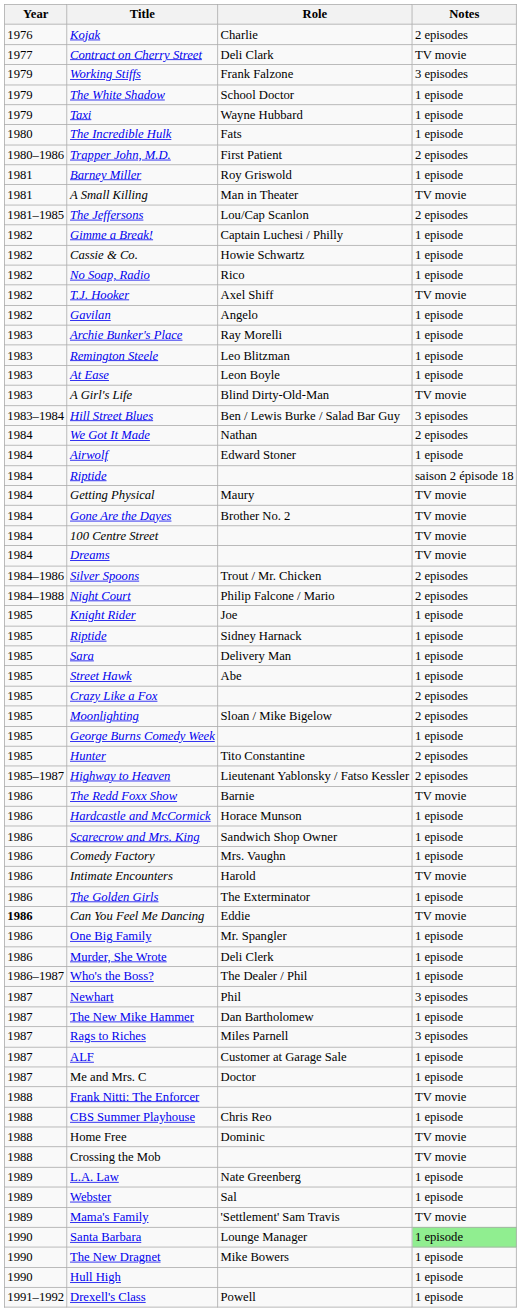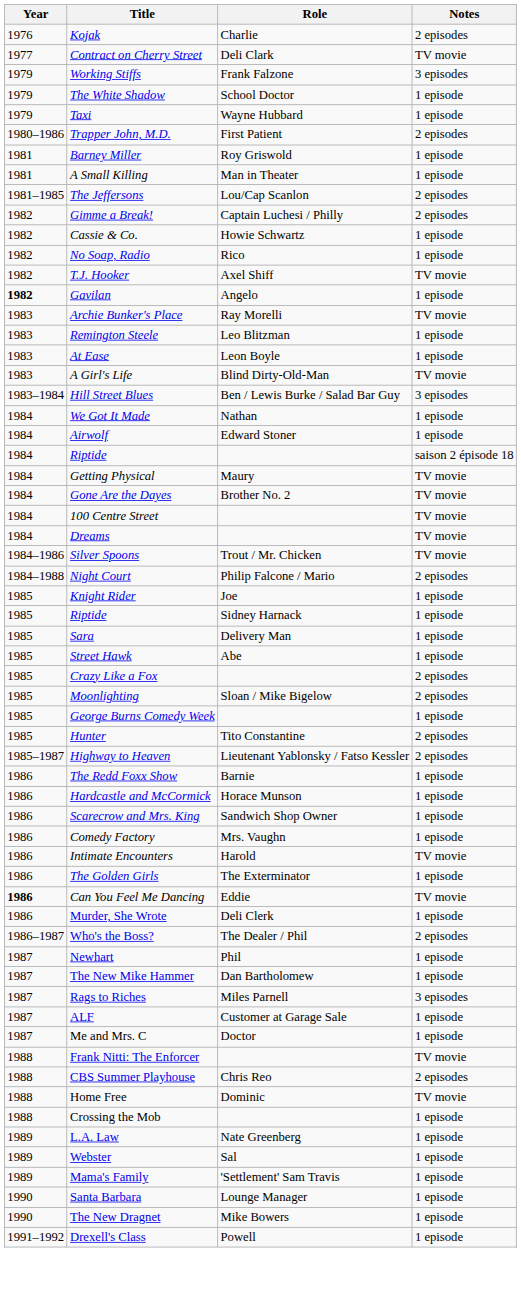- row: (121, 134)
(441, 194) TV movie -> (439, 174) 1 episode
(439, 235) 1 episode -> (441, 214) 2 episodes
(20, 315) normal -> (20, 295) bold
(439, 335) 1 episode -> (441, 315) TV movie
(441, 435) 2 episodes -> (439, 415) 1 episode
(441, 575) 2 episodes -> (441, 555) TV movie
(441, 796) TV movie -> (439, 776) 1 episode
- row: (111, 936)
(439, 976) 1 episode -> (441, 936) 2 episodes
(441, 996) 3 episodes -> (439, 956) 1 episode
(439, 1117) 1 episode -> (441, 1076) 2 episodes
(441, 1157) TV movie -> (439, 1117) 1 episode
(441, 1217) TV movie -> (439, 1177) 1 episode
(439, 1237) lightgreen background -> (439, 1197) no background
- row: (95, 1277)
